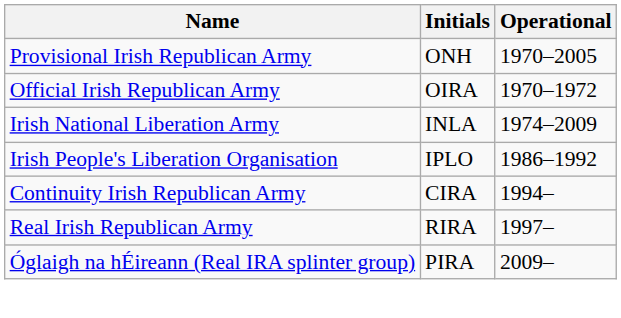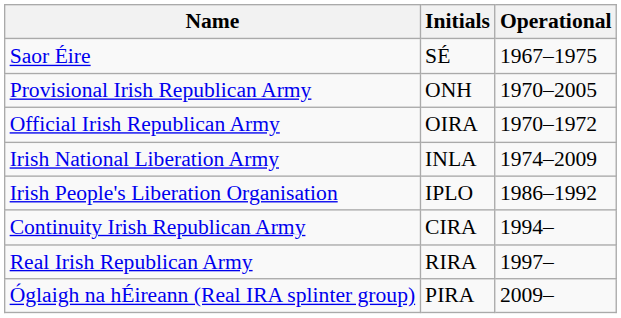+ row: (50, 55)
